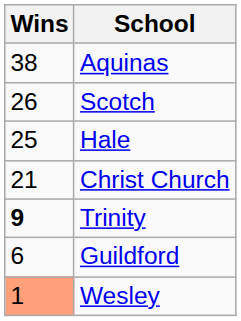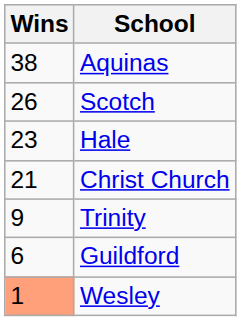(24, 140) 25 -> (24, 140) 23
(17, 218) bold -> (17, 218) normal
